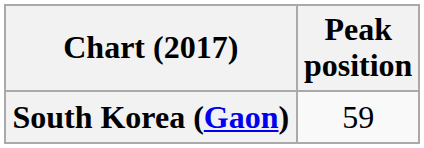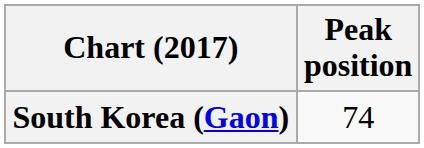(358, 116) 59 -> (358, 116) 74
